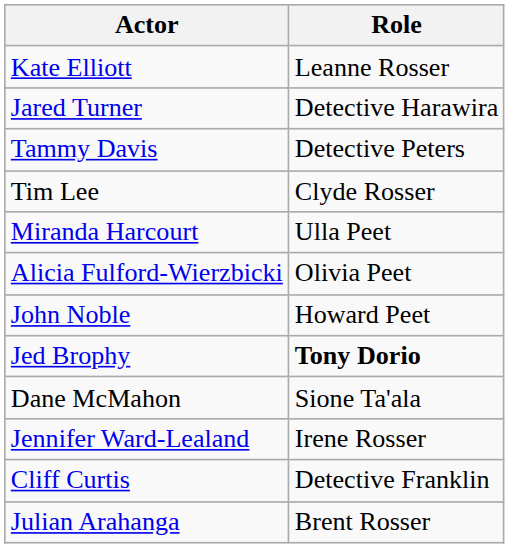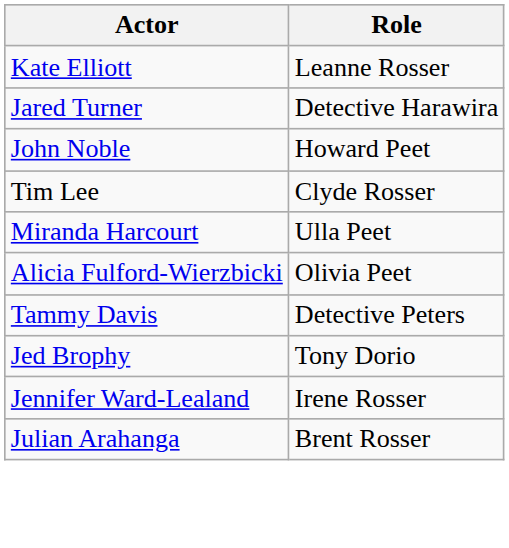rows swapped: (71, 314) <-> (84, 149)
(358, 356) bold -> (355, 356) normal
- row: (96, 397)
- row: (70, 480)
